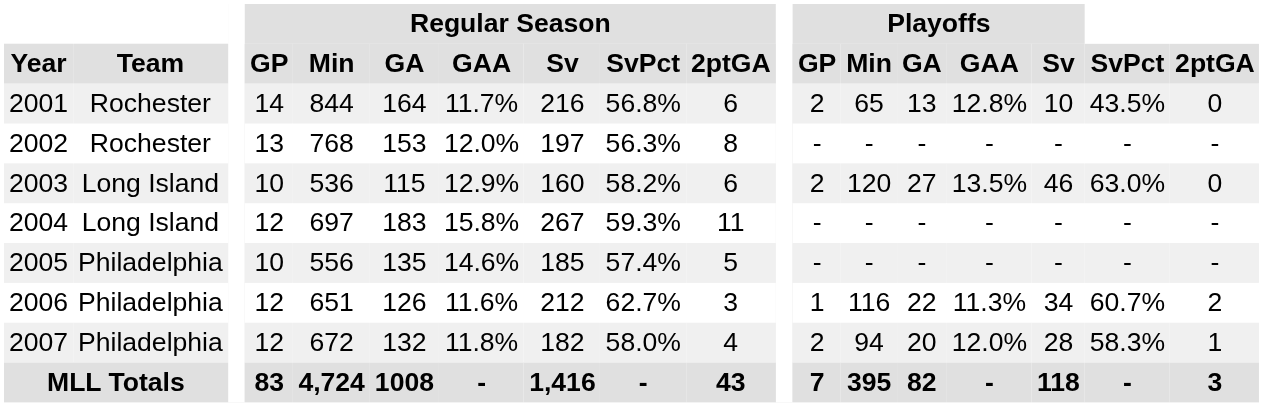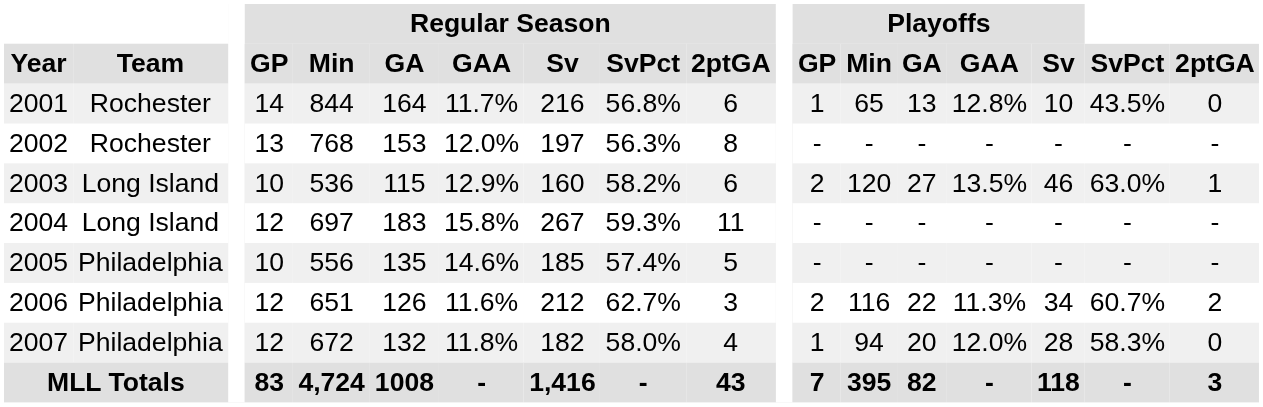(817, 103) 2 -> (817, 103) 1
(1215, 182) 0 -> (1215, 182) 1
(817, 302) 1 -> (817, 302) 2
(817, 342) 2 -> (817, 342) 1
(1215, 342) 1 -> (1215, 342) 0
